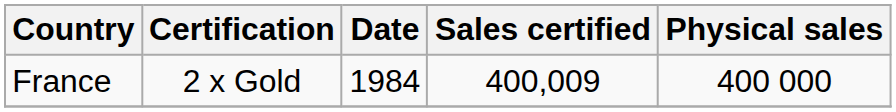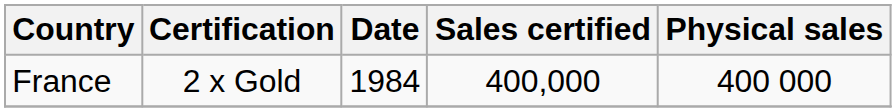(543, 80) 400,009 -> (543, 80) 400,000
